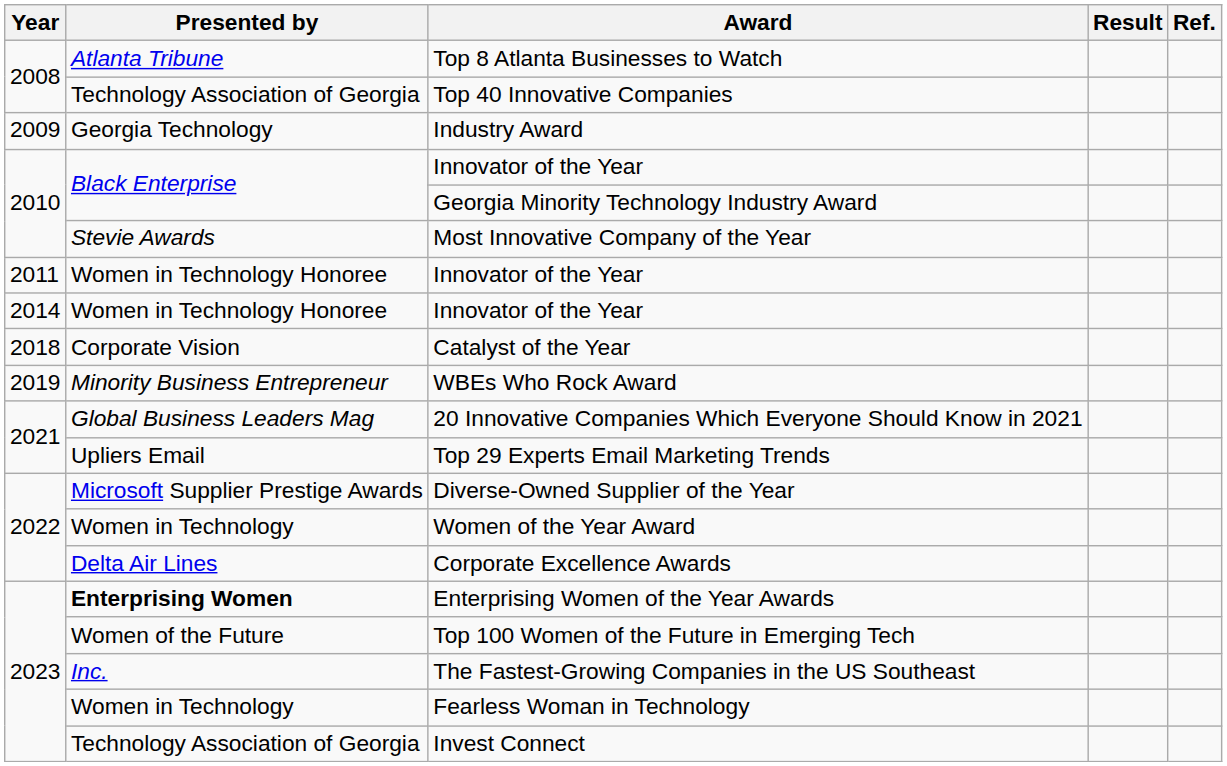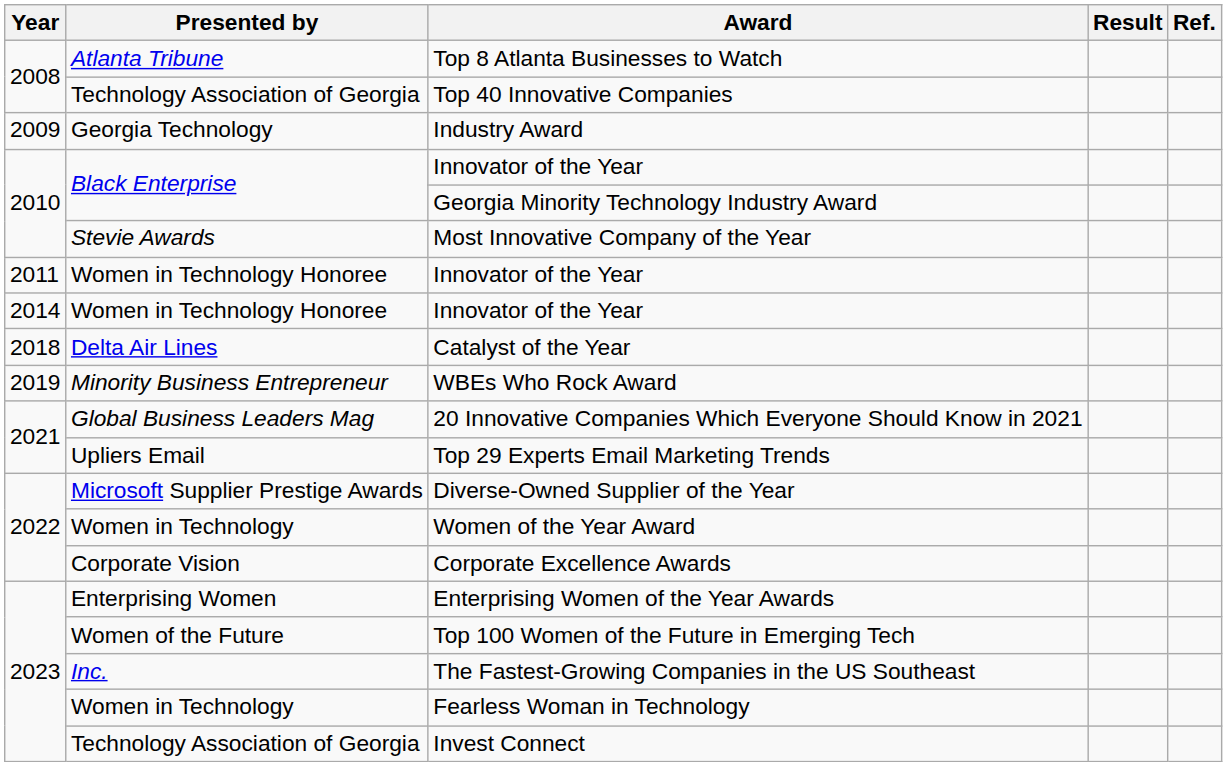(155, 346) Corporate Vision -> (144, 346) Delta Air Lines
(144, 563) Delta Air Lines -> (155, 563) Corporate Vision
(182, 599) bold -> (174, 599) normal
